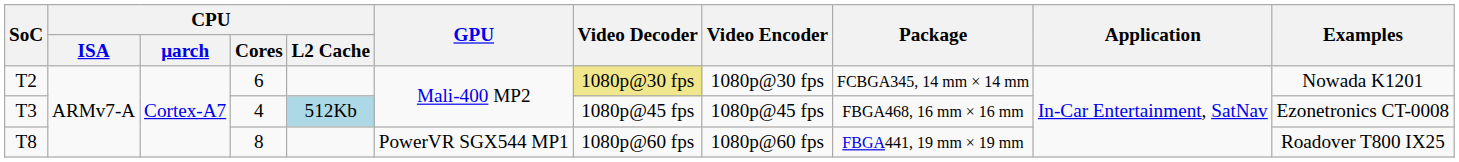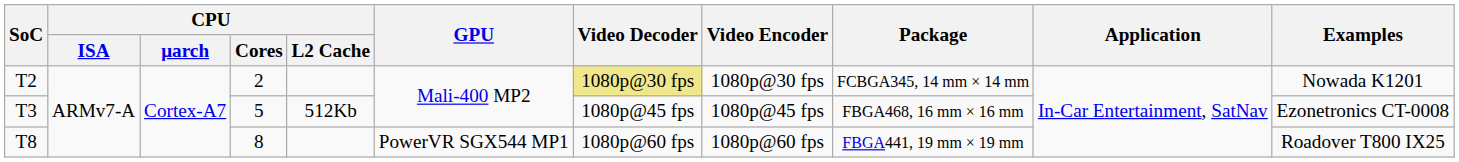(259, 80) 6 -> (259, 80) 2
(259, 111) 4 -> (259, 111) 5
(331, 111) lightblue background -> (331, 111) no background
